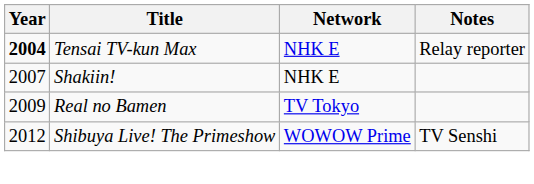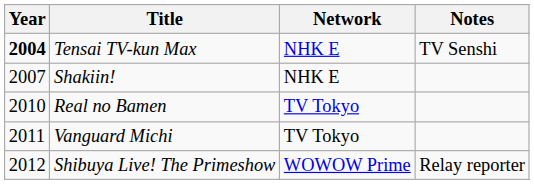(472, 48) Relay reporter -> (458, 48) TV Senshi
(27, 106) 2009 -> (27, 106) 2010
+ row: (113, 135)
(458, 135) TV Senshi -> (472, 164) Relay reporter
